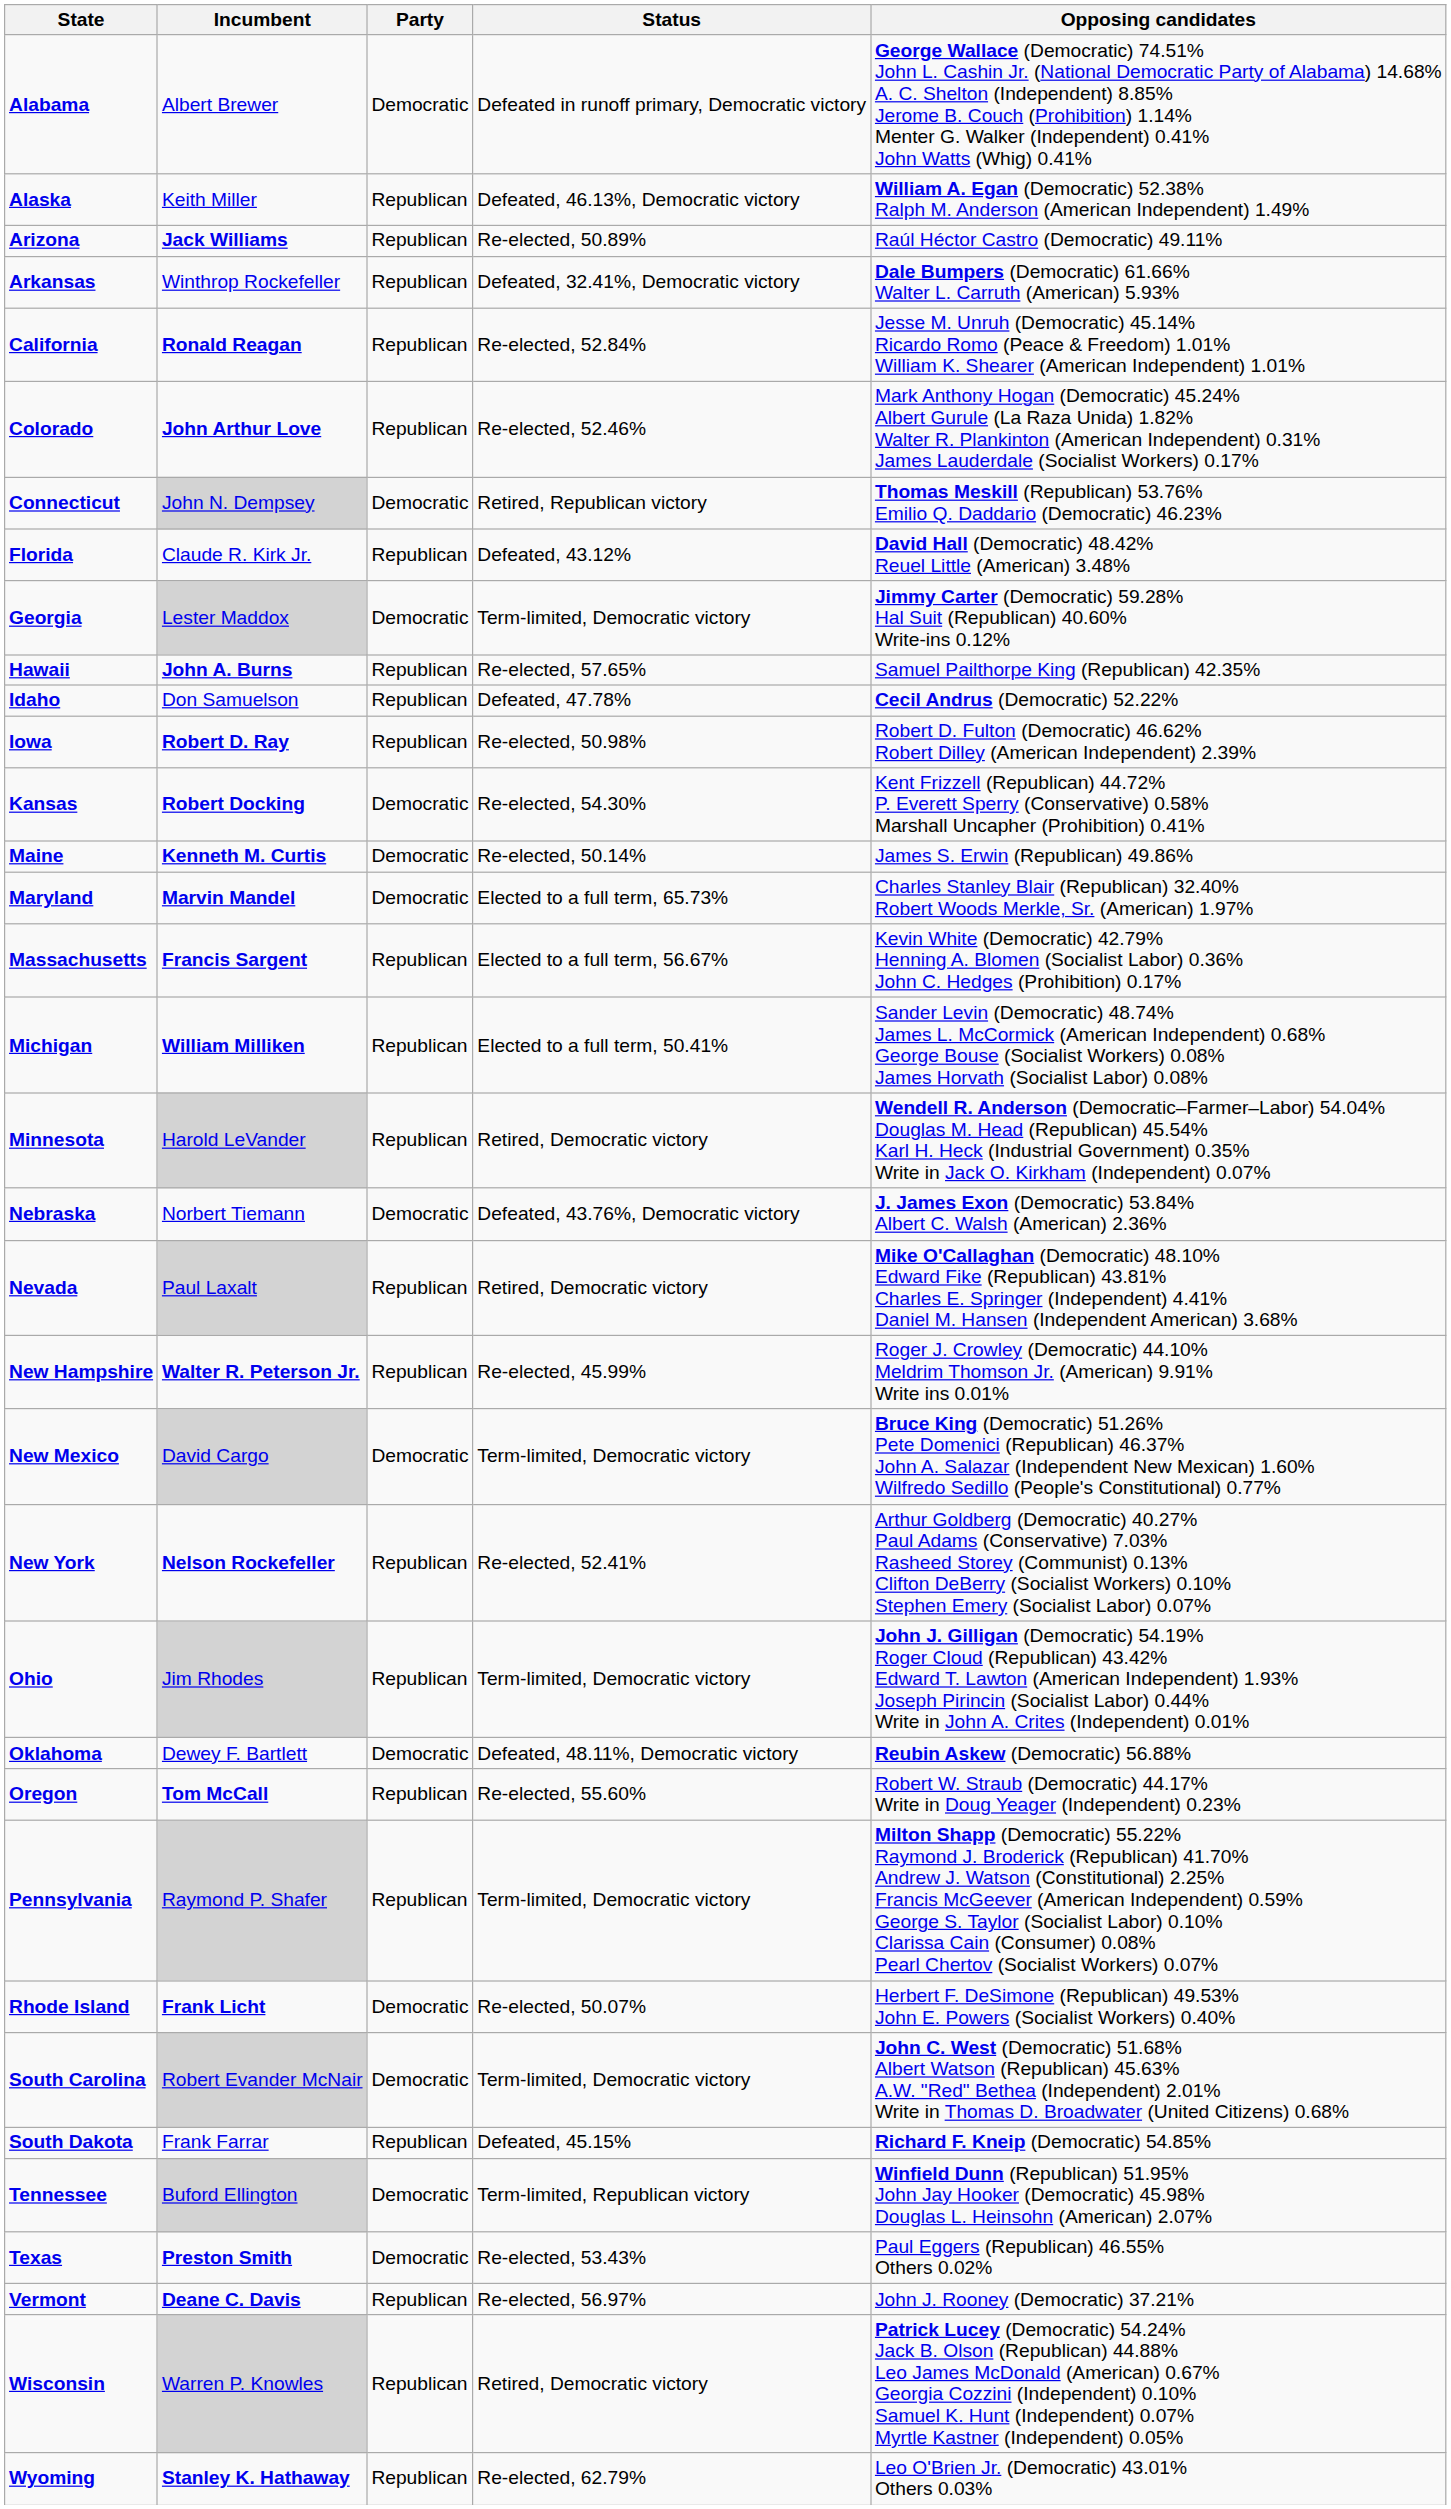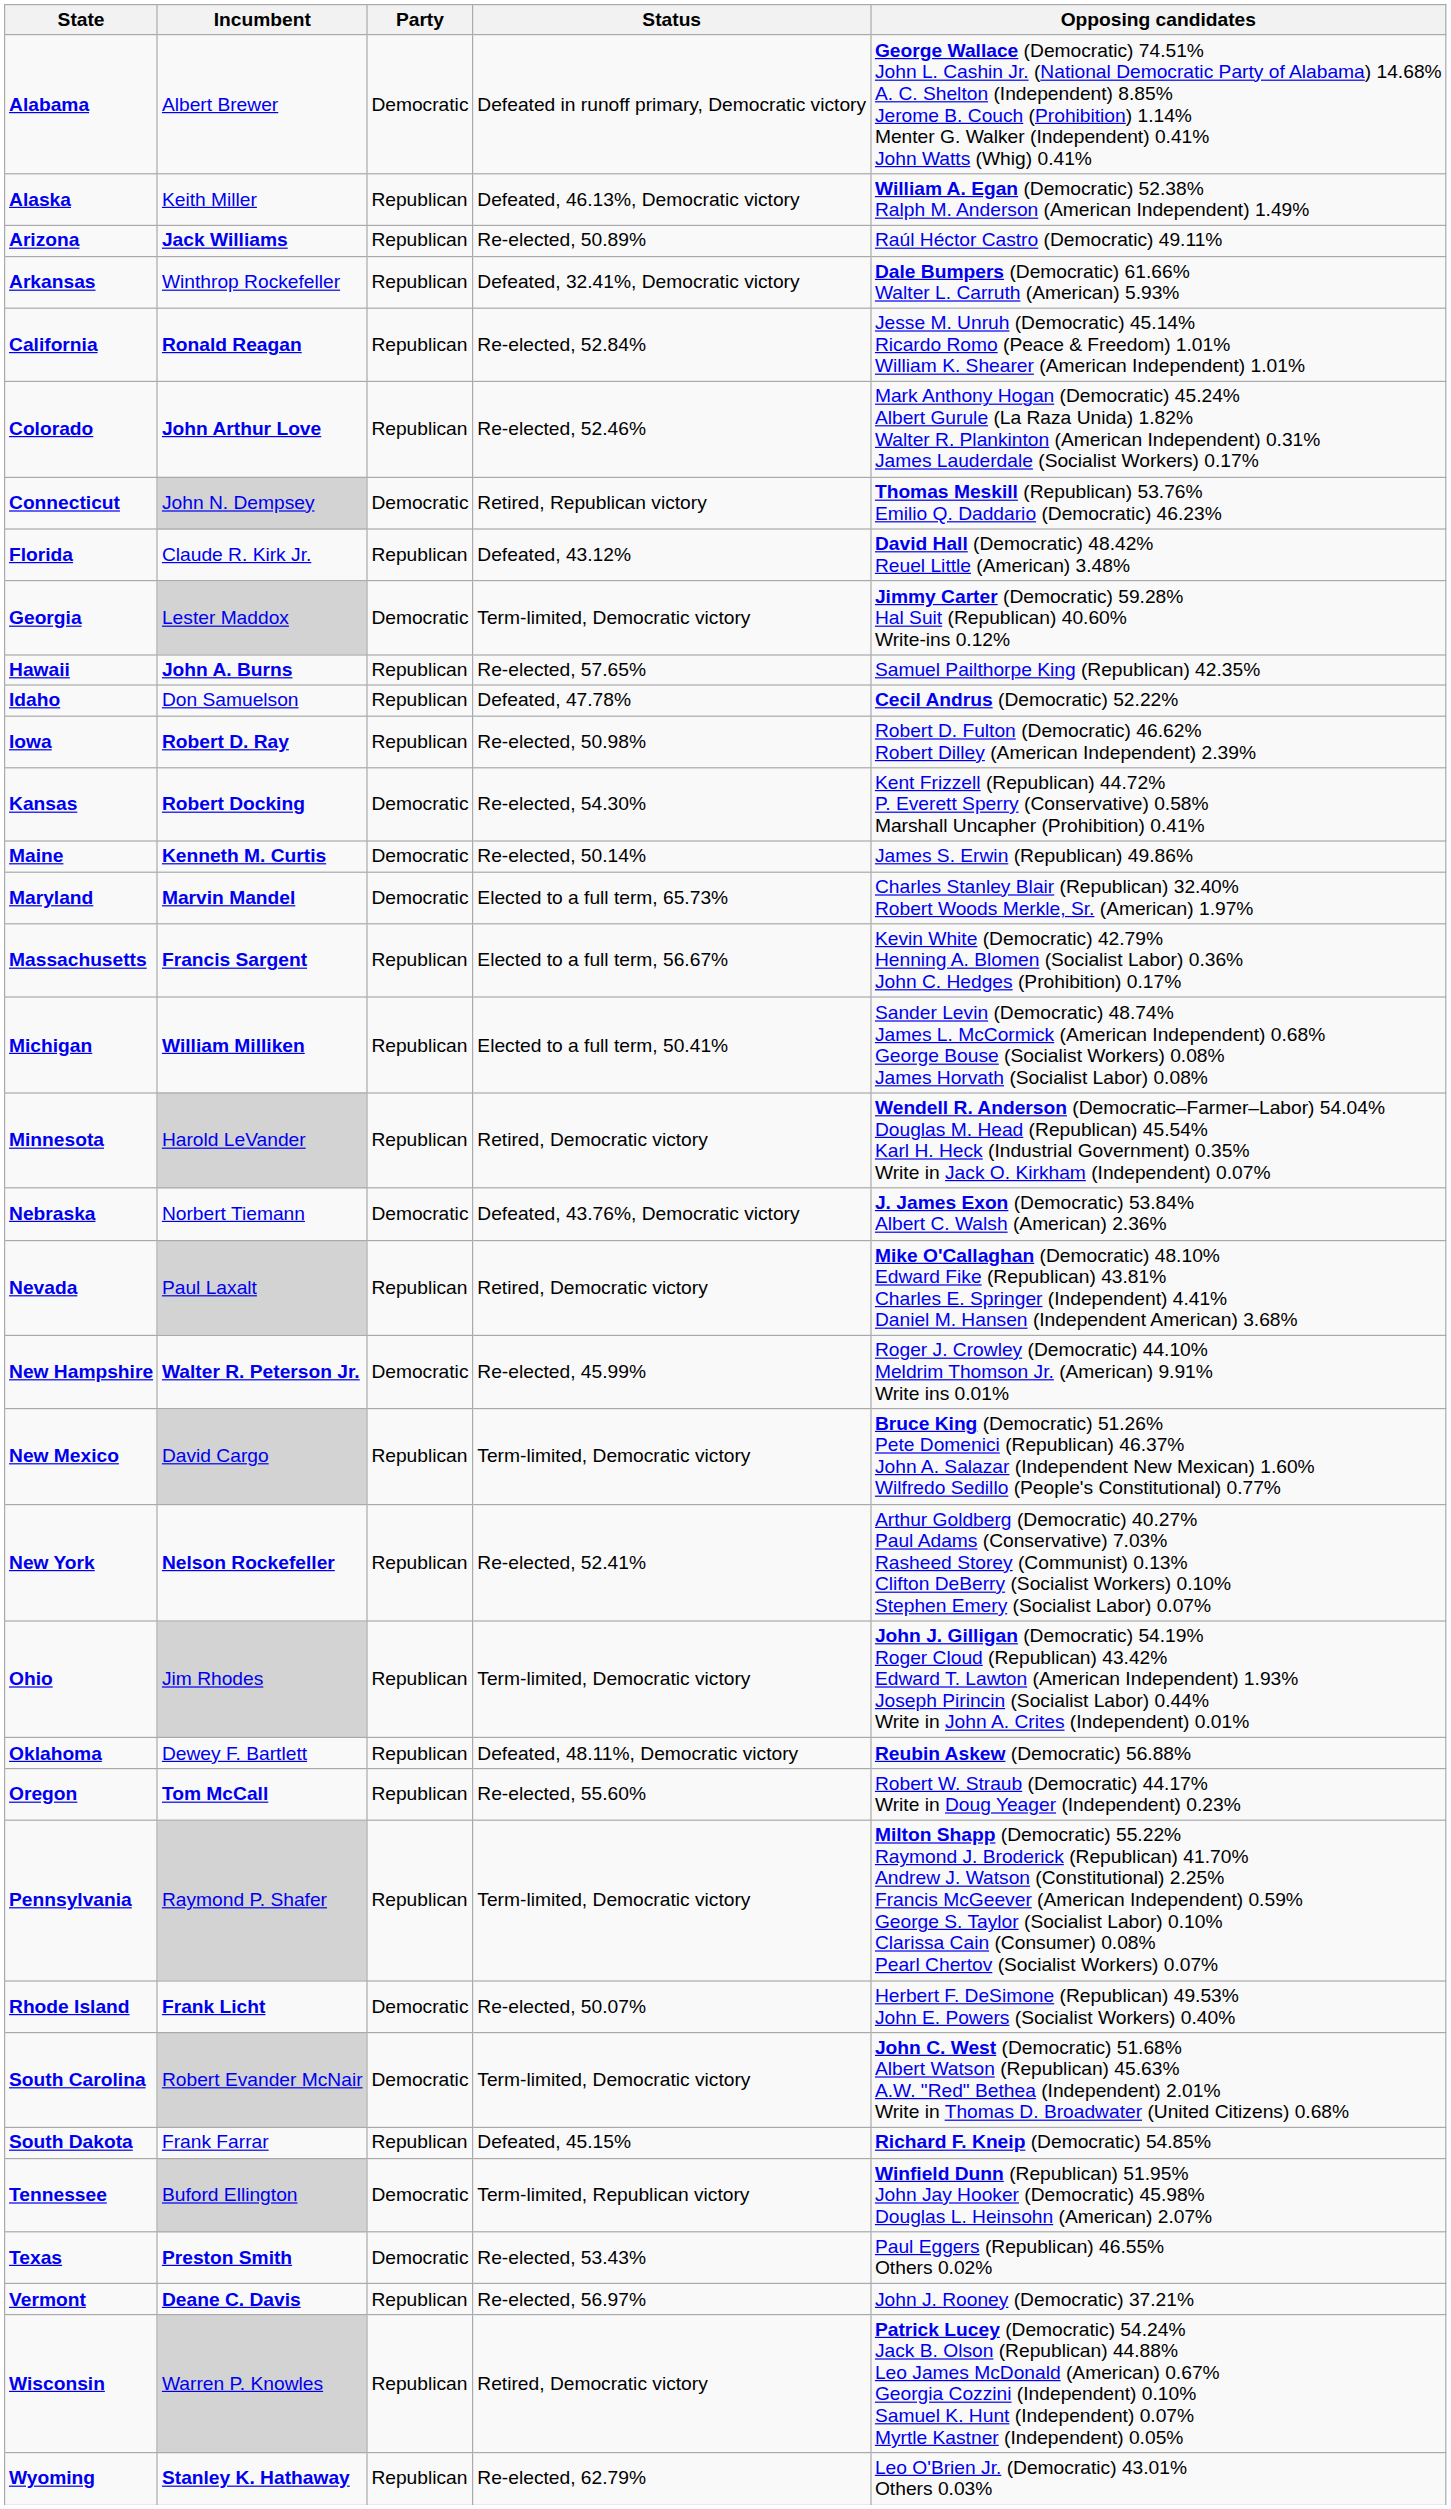(419, 1371) Republican -> (420, 1371) Democratic
(420, 1456) Democratic -> (419, 1456) Republican
(420, 1752) Democratic -> (419, 1752) Republican
